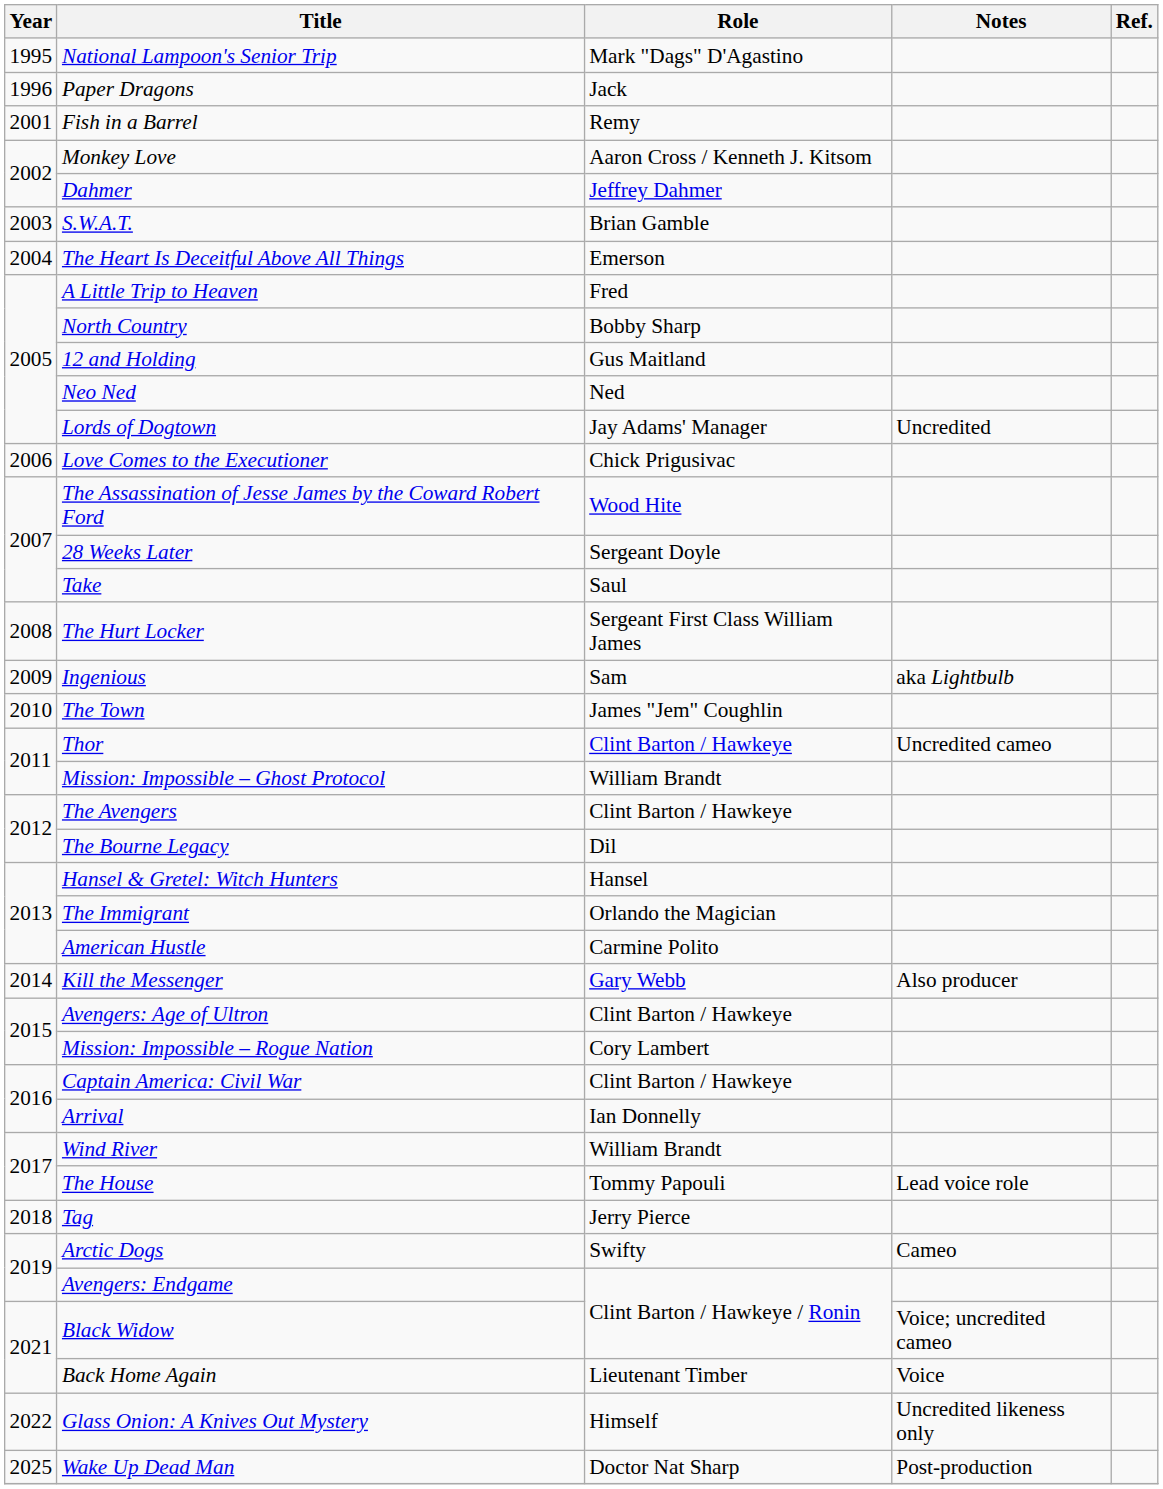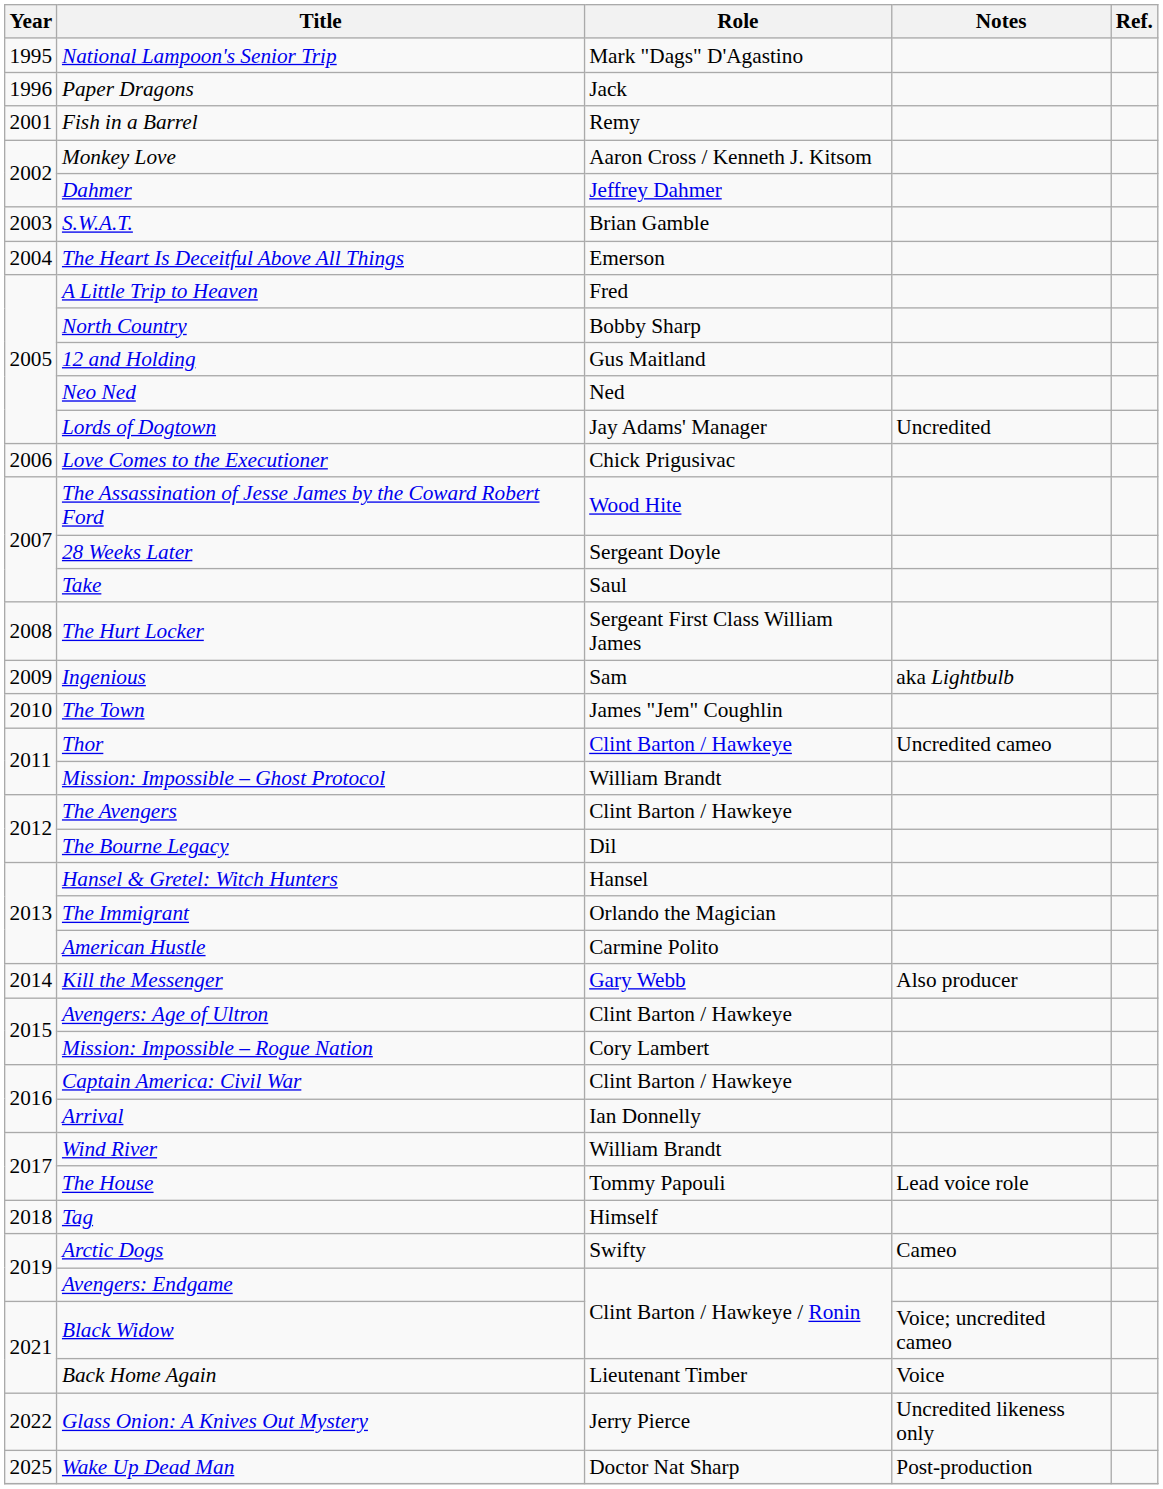(640, 1216) Jerry Pierce -> (623, 1216) Himself
(623, 1421) Himself -> (640, 1421) Jerry Pierce
